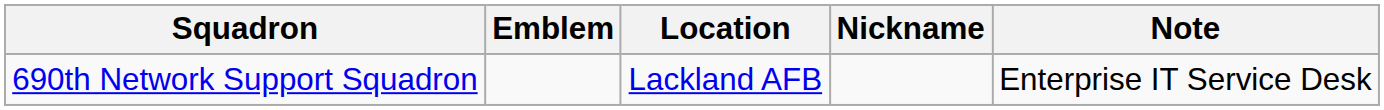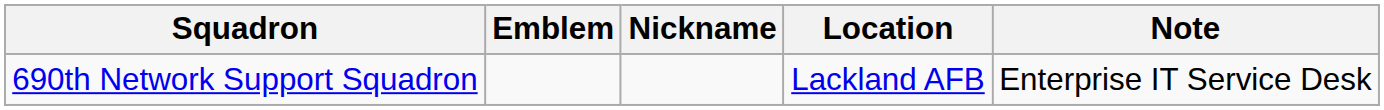columns swapped: (725, 29) <-> (911, 29)
